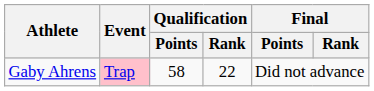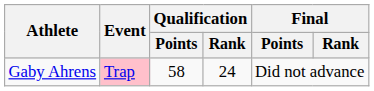(227, 72) 22 -> (227, 72) 24
